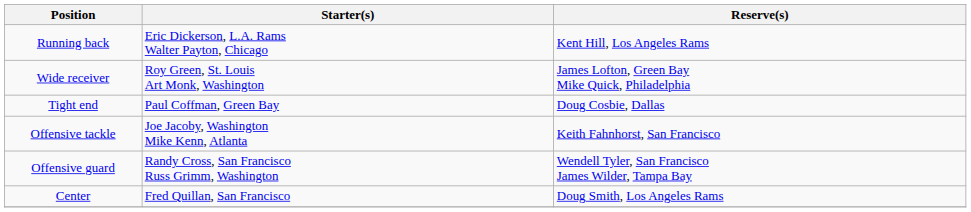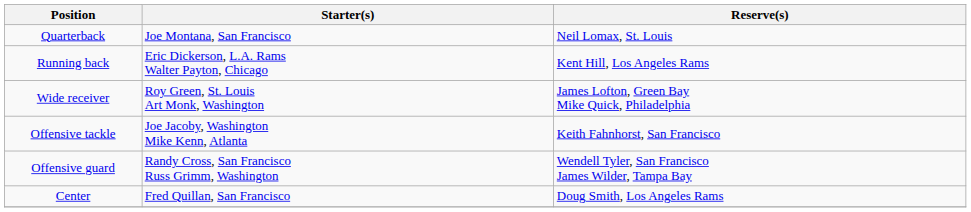+ row: (73, 35)
- row: (73, 105)
